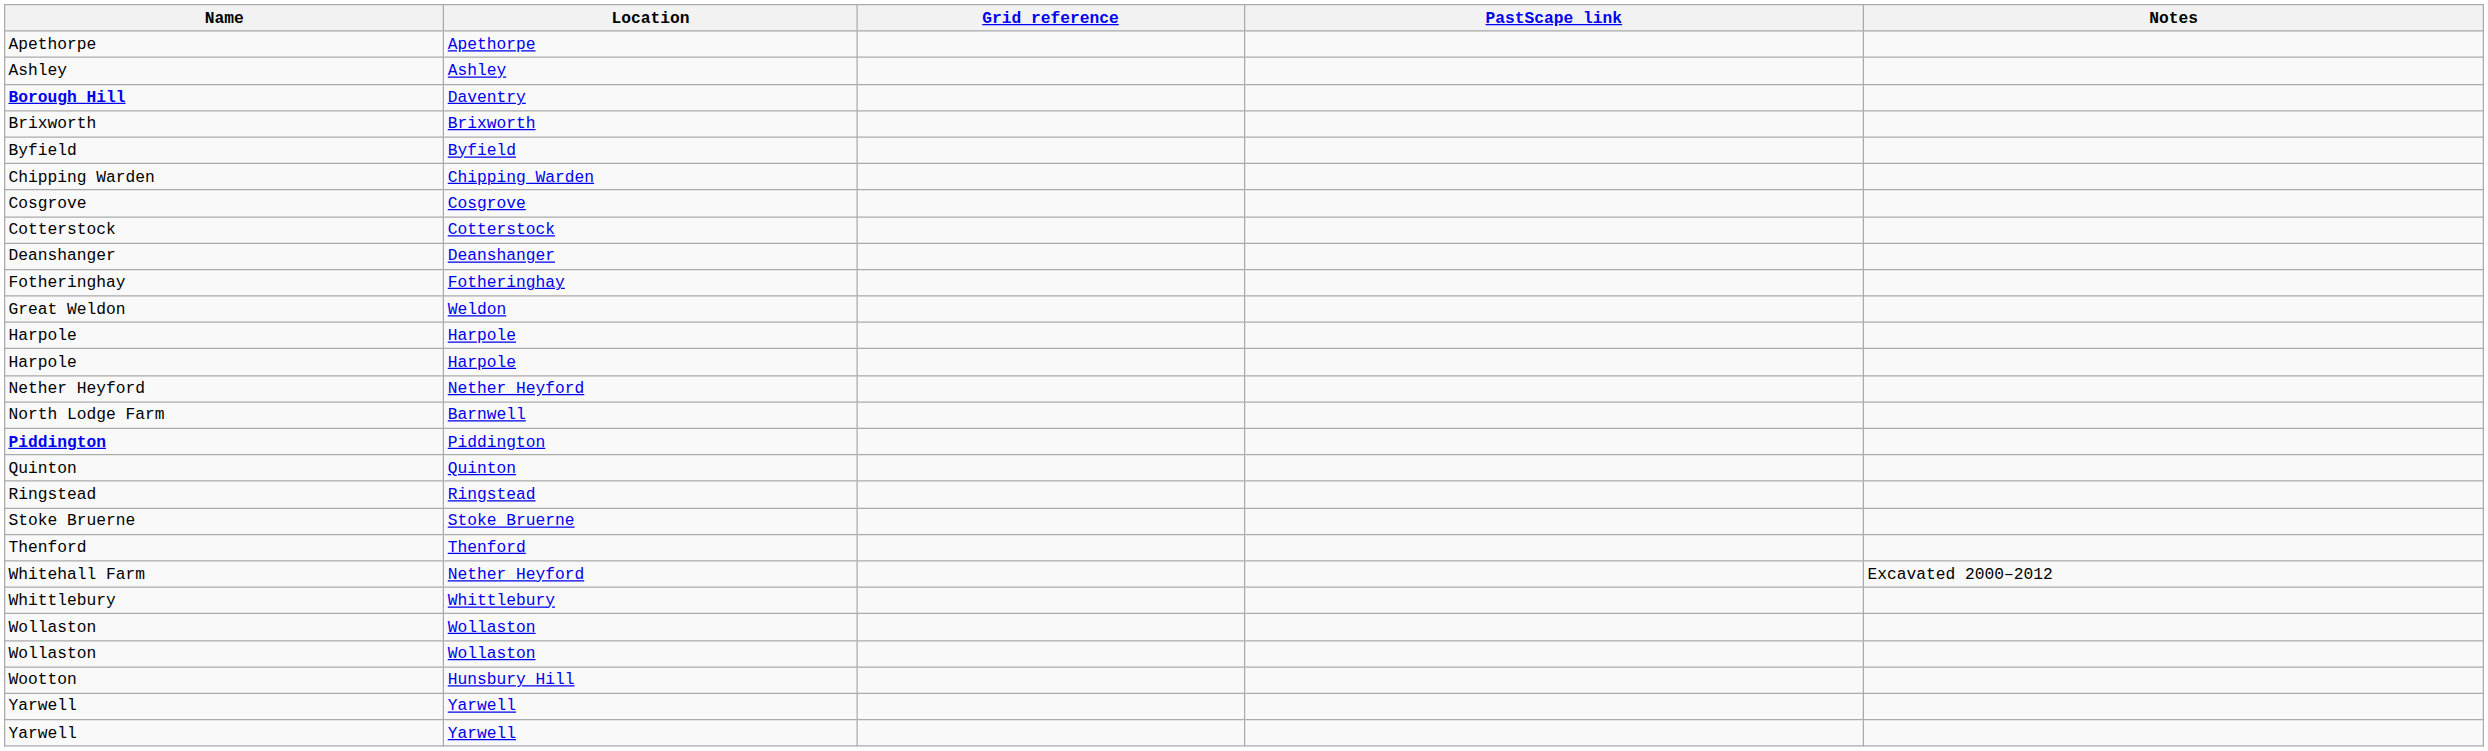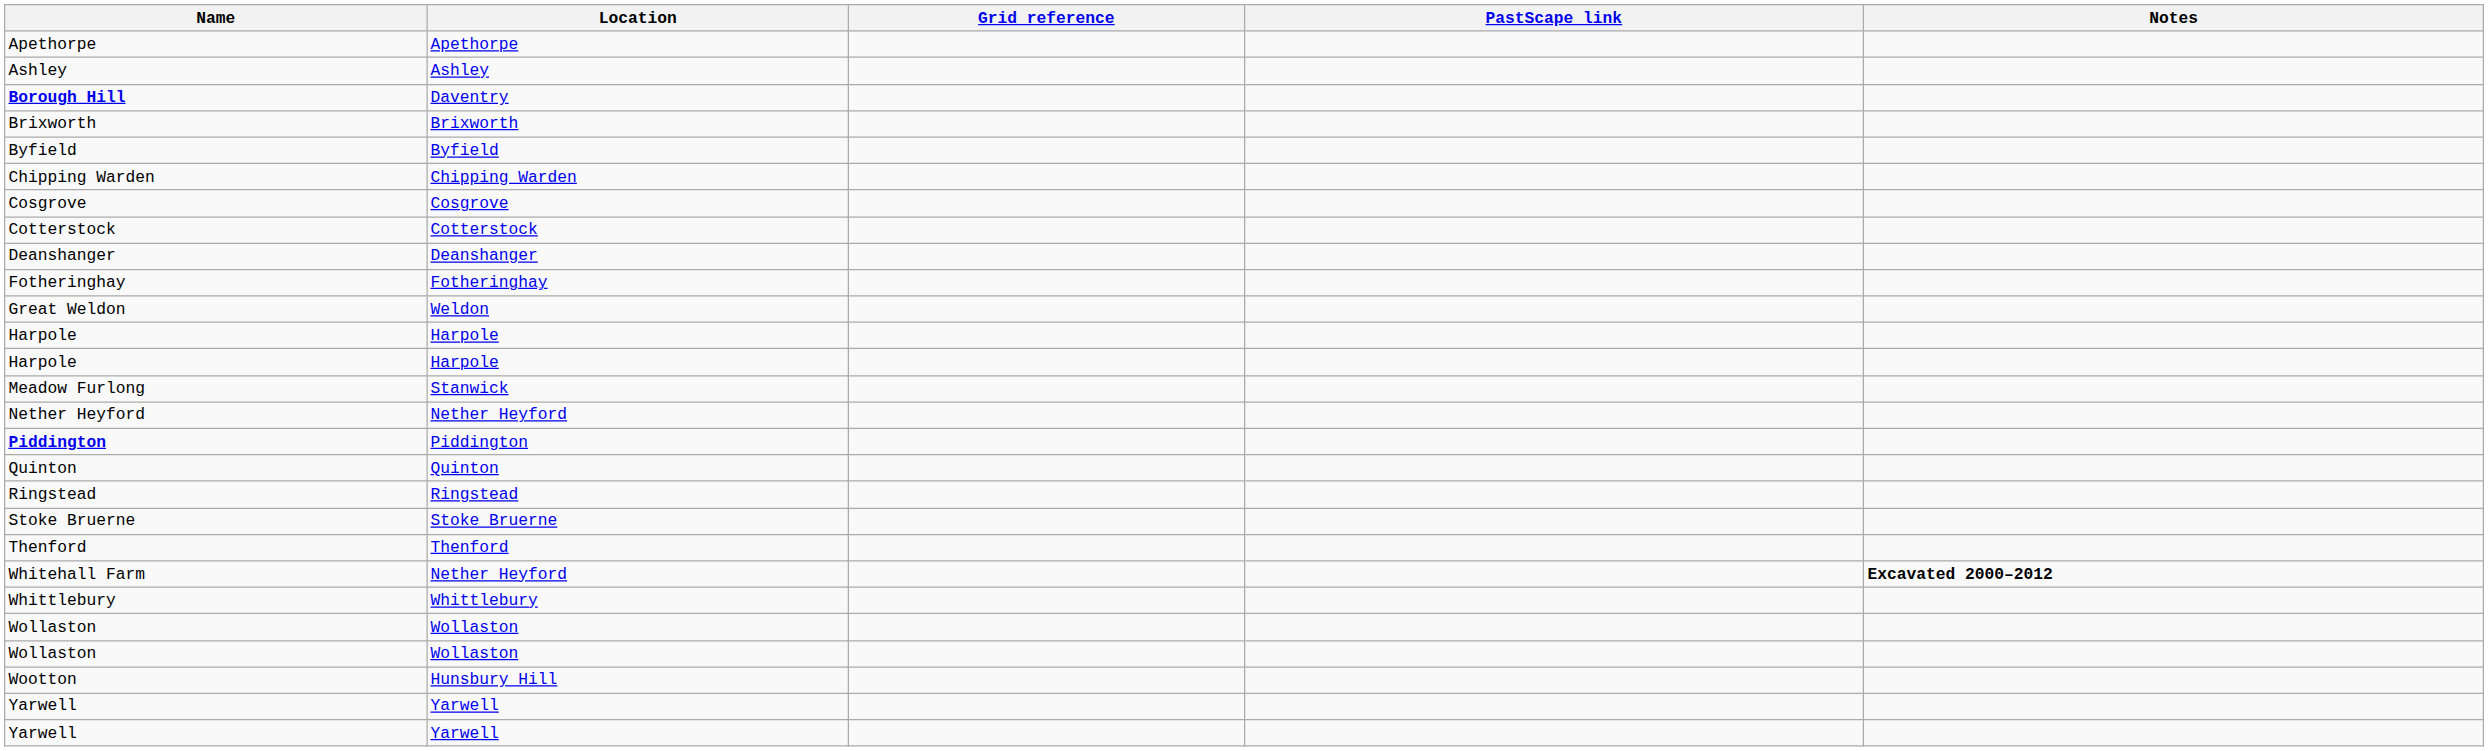+ row: (77, 389)
- row: (87, 415)
(1960, 574) normal -> (1960, 574) bold
